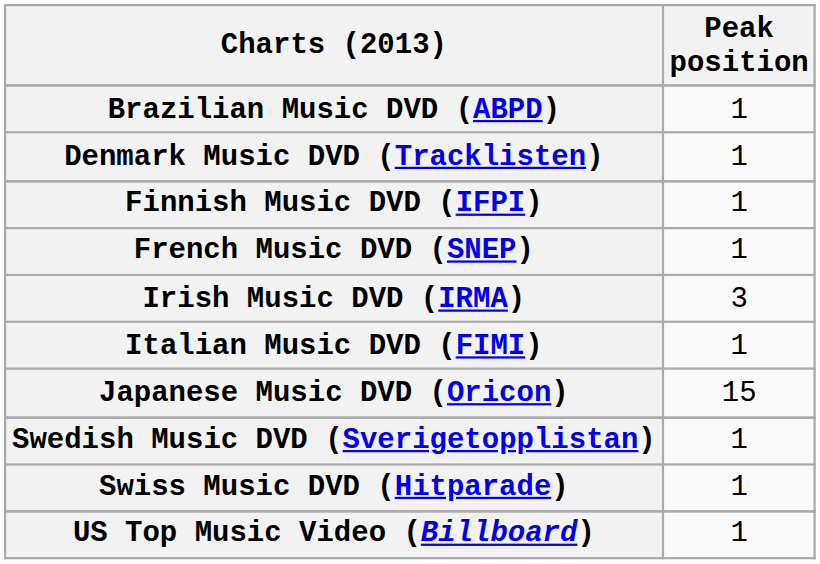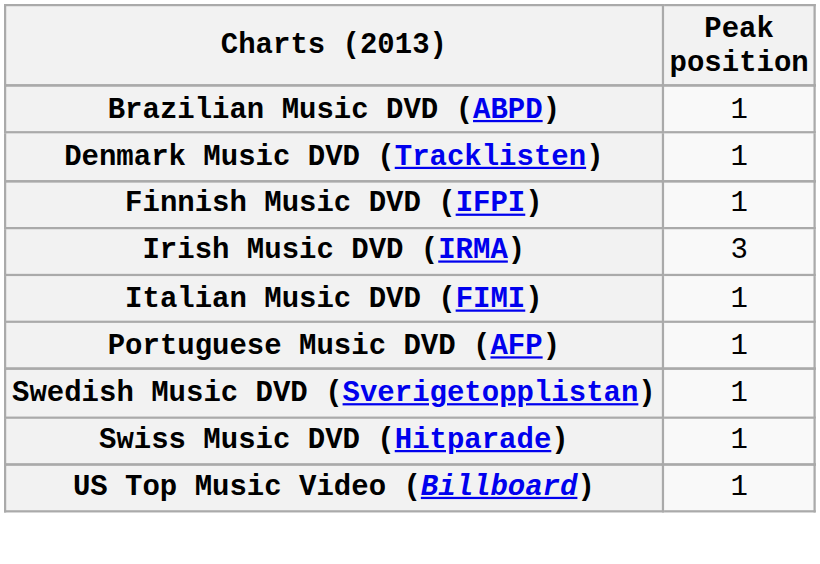- row: (334, 251)
- row: (334, 393)
+ row: (334, 346)
